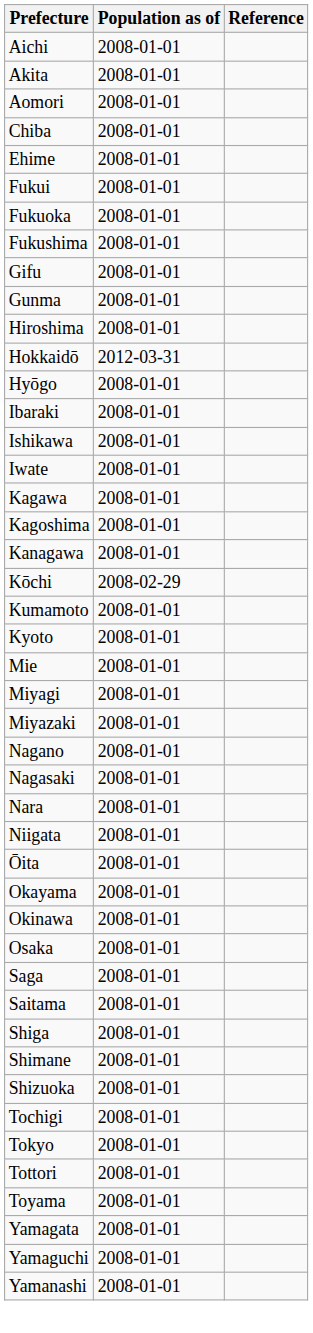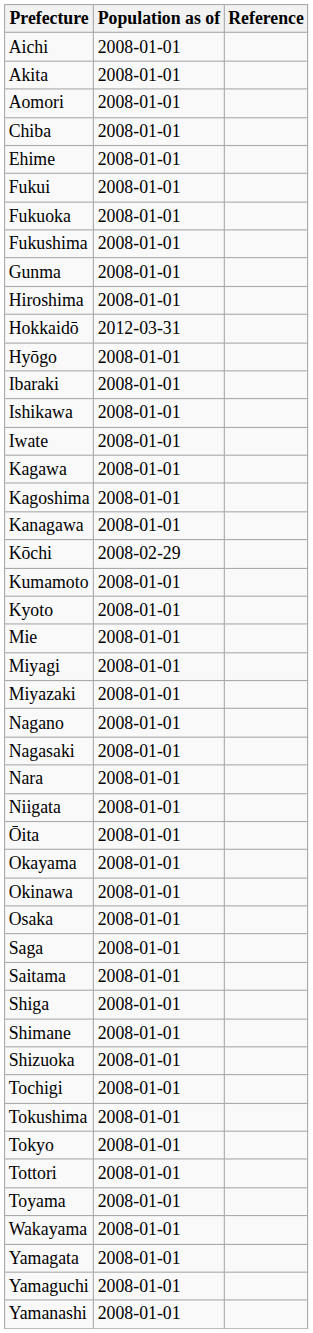- row: (25, 272)
+ row: (48, 1117)
+ row: (48, 1229)
